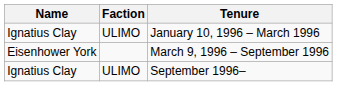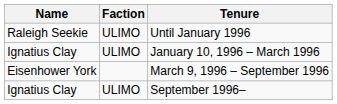+ row: (200, 33)
